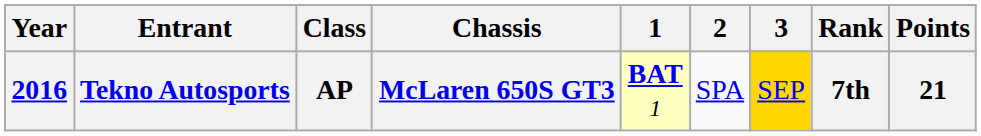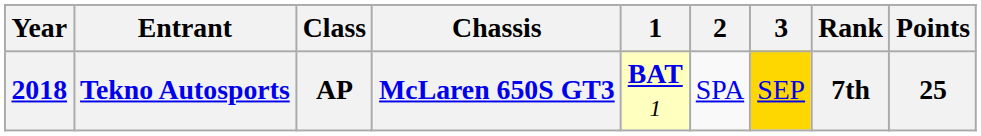(39, 90) 2016 -> (39, 90) 2018
(933, 90) 21 -> (933, 90) 25
